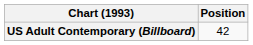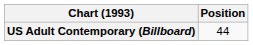(223, 31) 42 -> (223, 31) 44
